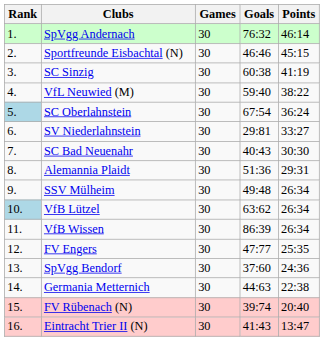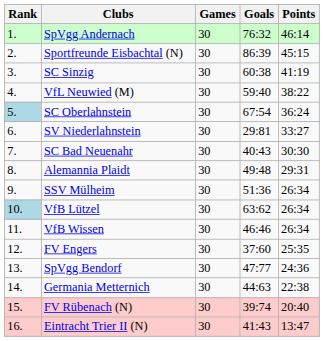(257, 53) 46:46 -> (257, 53) 86:39
(257, 170) 51:36 -> (257, 170) 49:48
(257, 190) 49:48 -> (257, 190) 51:36
(257, 229) 86:39 -> (257, 229) 46:46
(257, 248) 47:77 -> (257, 248) 37:60
(257, 268) 37:60 -> (257, 268) 47:77
